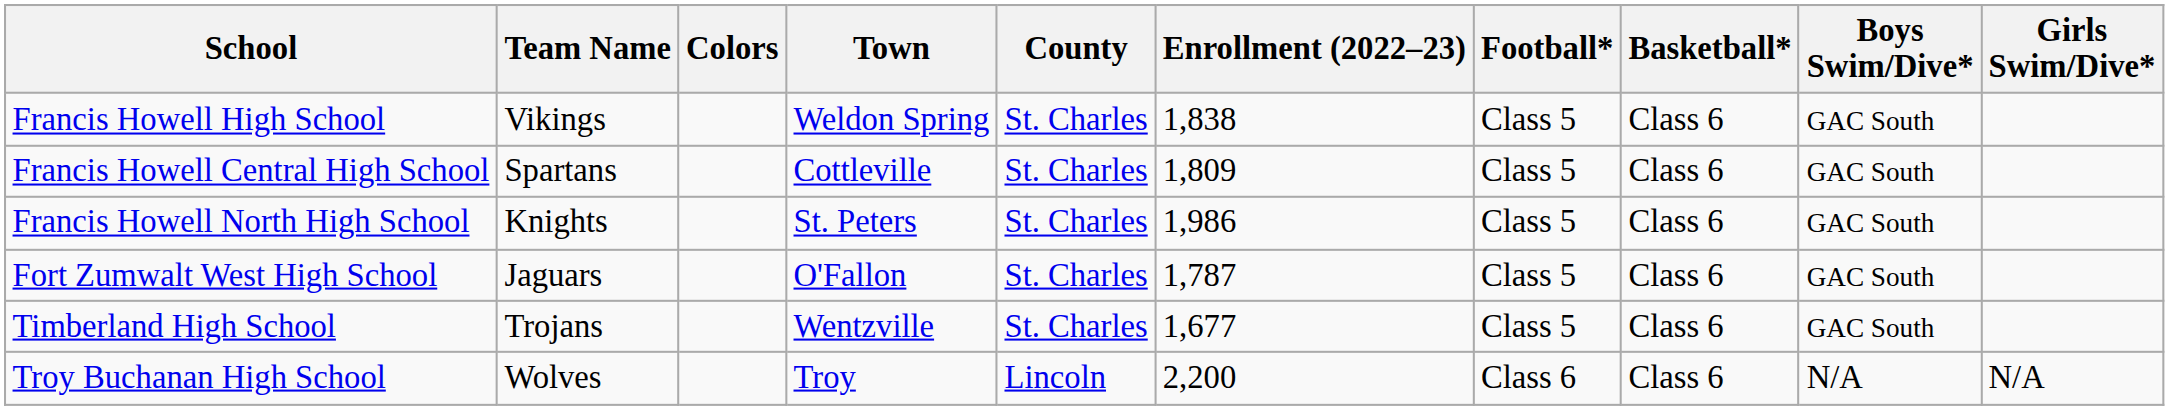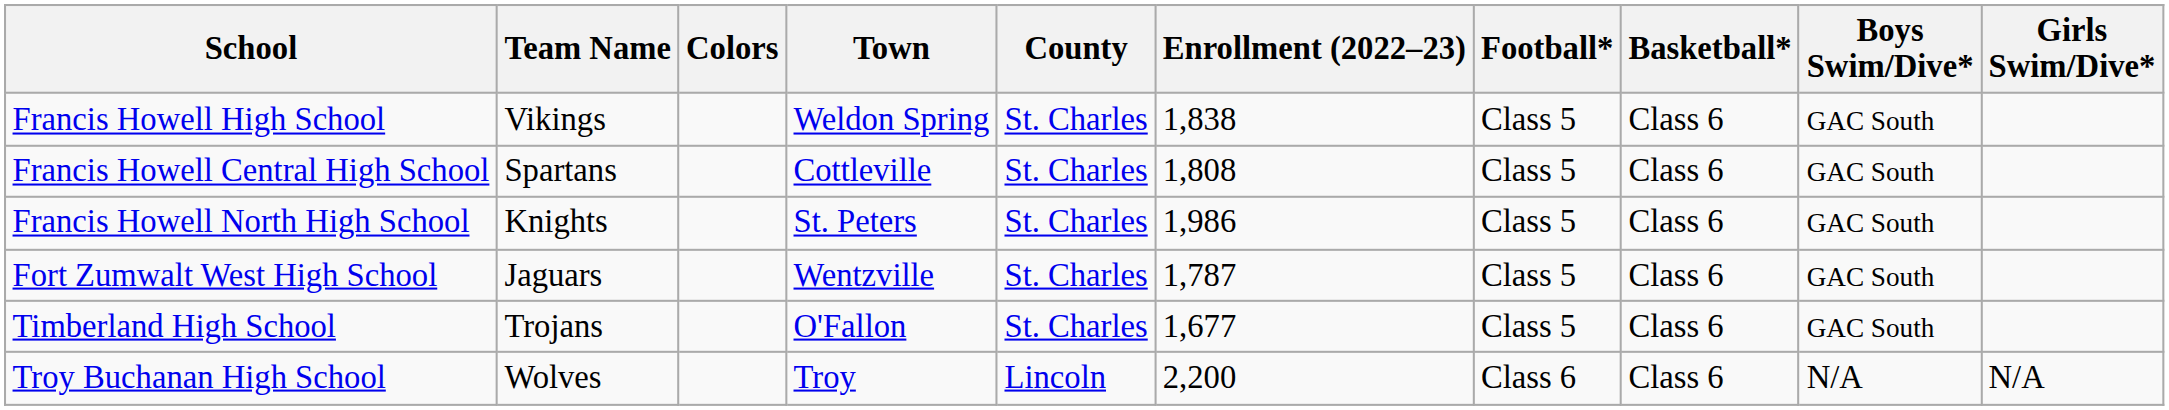(1200, 170) 1,809 -> (1200, 170) 1,808
(850, 274) O'Fallon -> (864, 274) Wentzville
(864, 325) Wentzville -> (850, 325) O'Fallon
